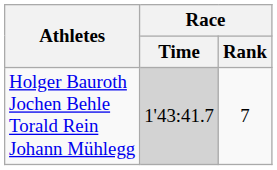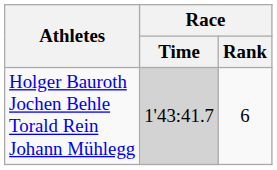(245, 116) 7 -> (245, 116) 6
